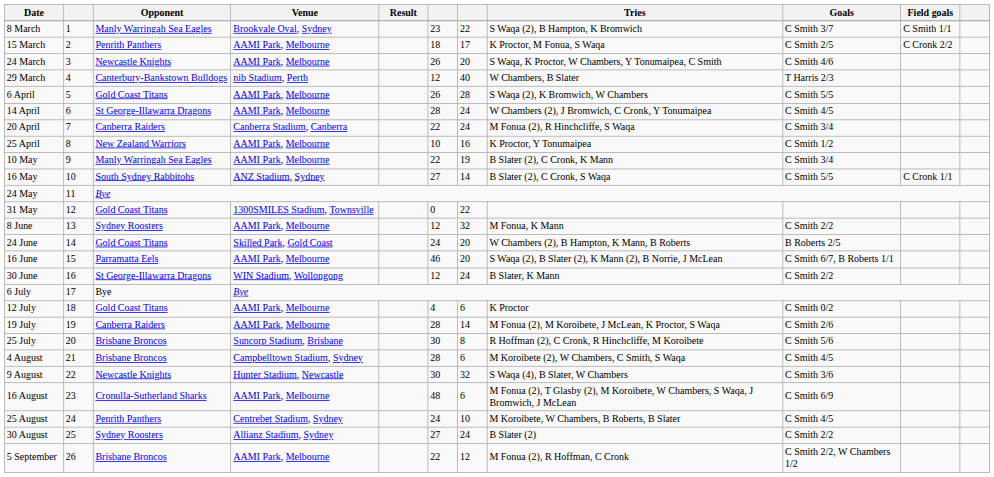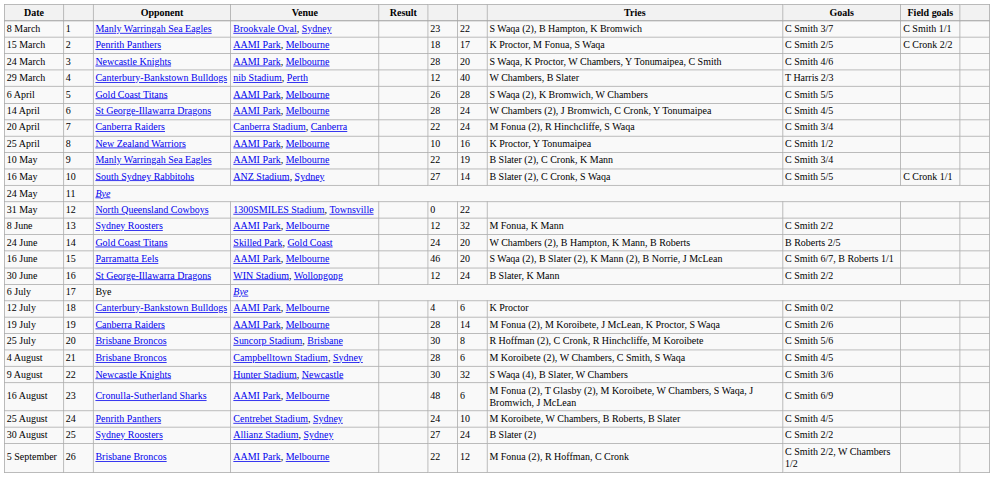(435, 61) 26 -> (435, 61) 28
(131, 209) Gold Coast Titans -> (152, 209) North Queensland Cowboys
(131, 308) Gold Coast Titans -> (161, 308) Canterbury-Bankstown Bulldogs
